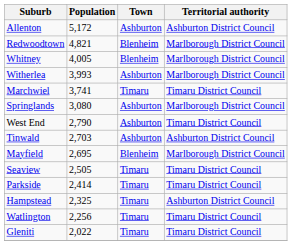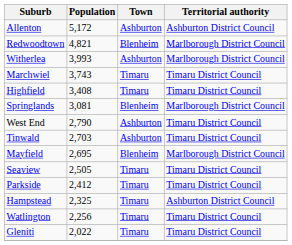- row: (24, 59)
(80, 91) 3,741 -> (80, 75) 3,743
+ row: (26, 91)
(80, 106) 3,080 -> (80, 106) 3,081
(141, 106) Ashburton -> (139, 106) Blenheim
(220, 138) Ashburton District Council -> (214, 138) Timaru District Council
(80, 185) 2,414 -> (80, 185) 2,412
